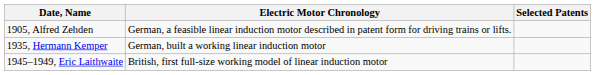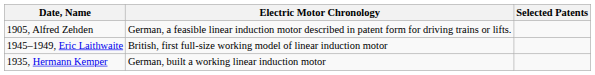rows swapped: (57, 45) <-> (65, 62)
